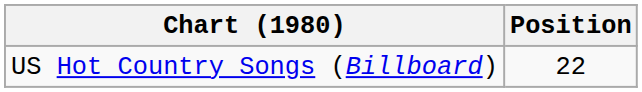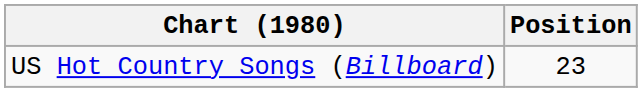(571, 67) 22 -> (571, 67) 23
